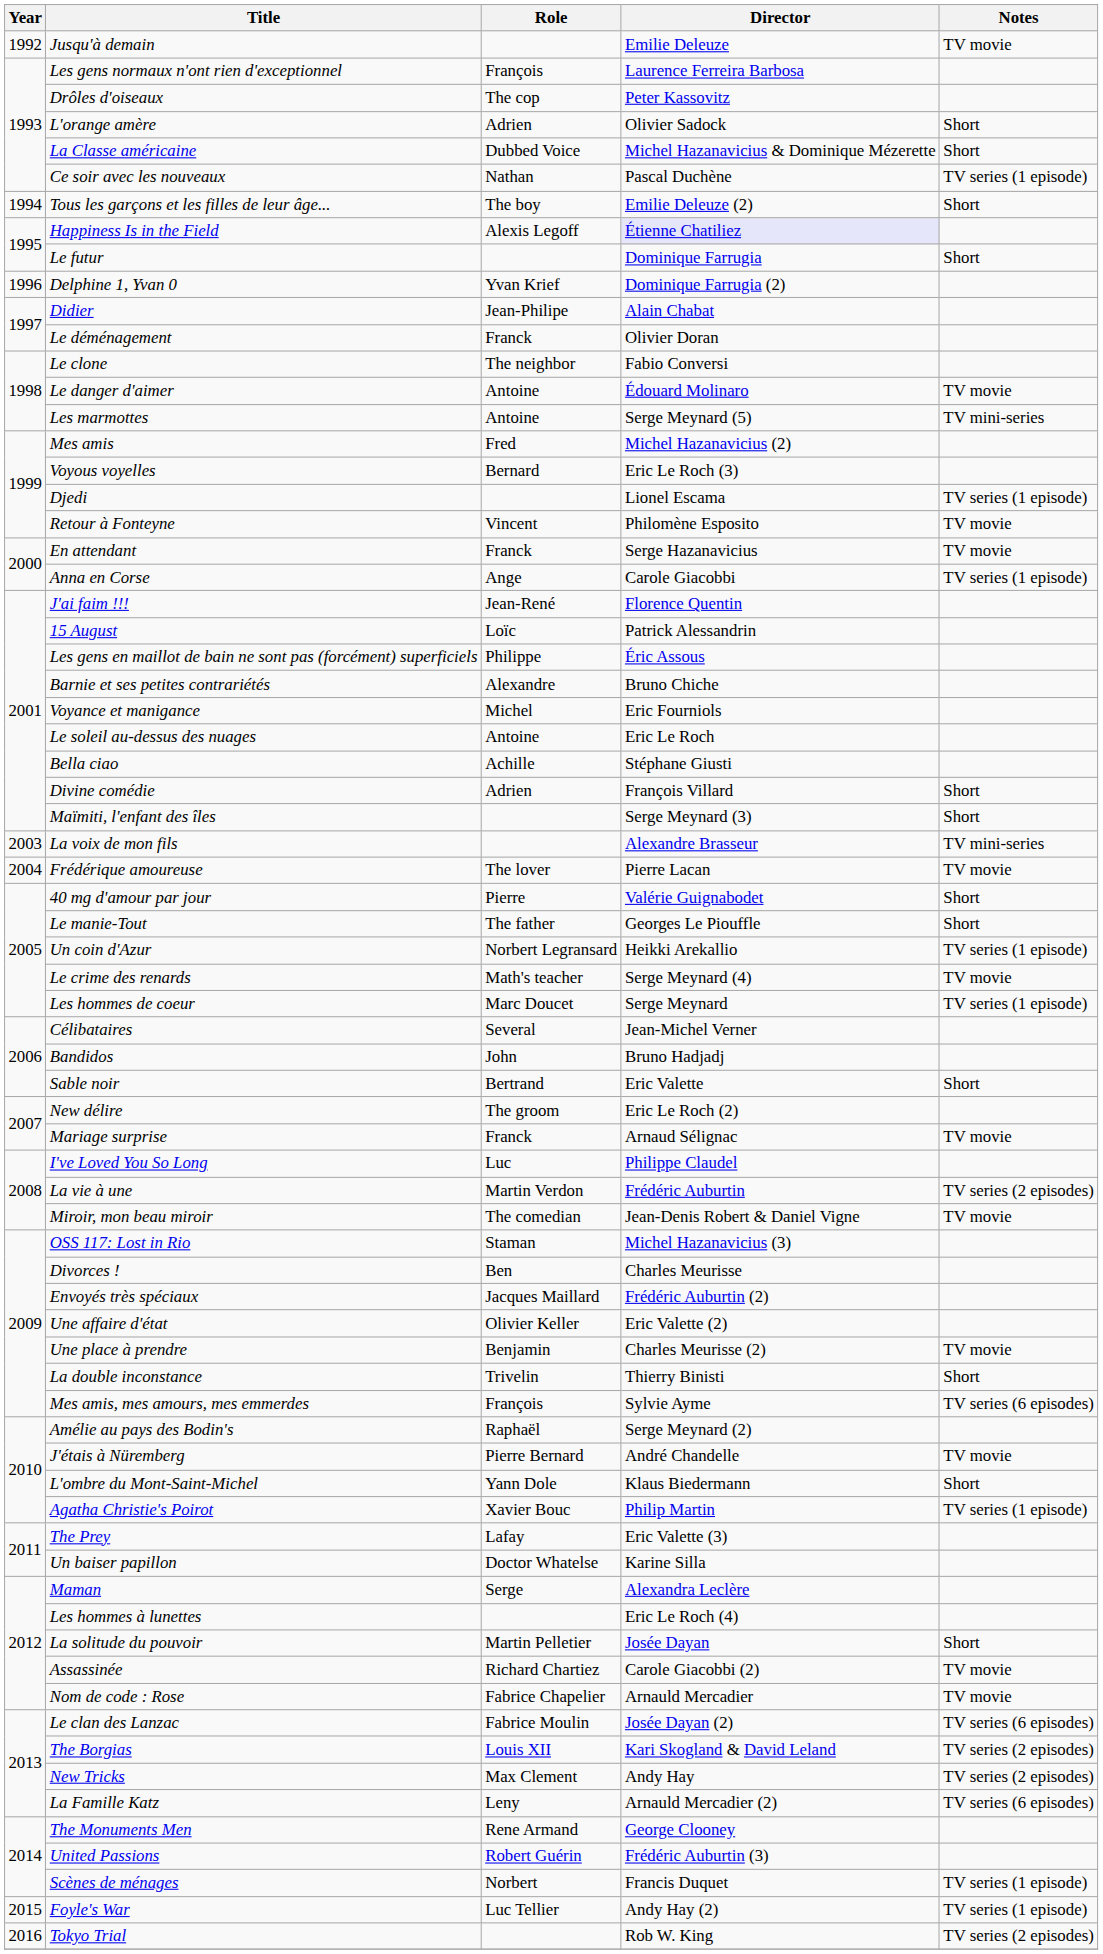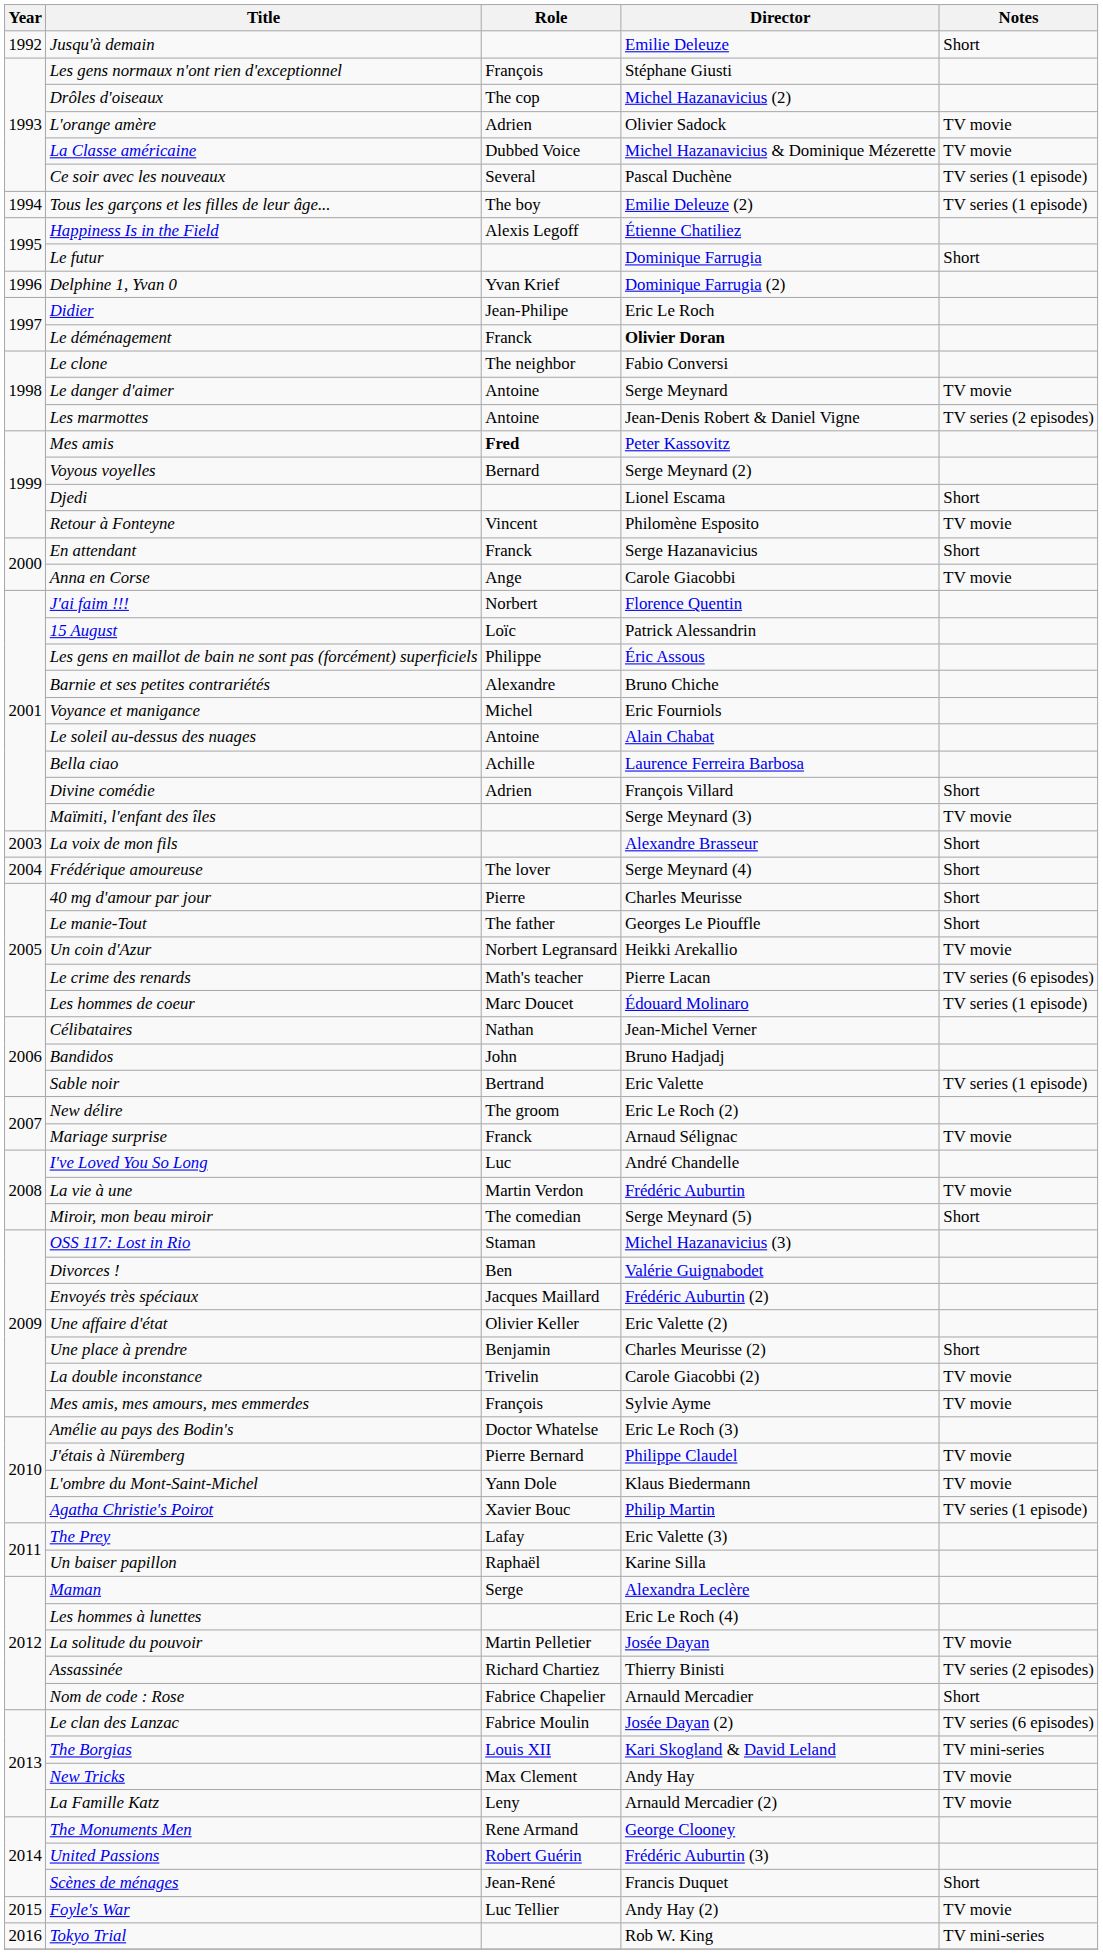(978, 44) TV movie -> (962, 44) Short
(714, 71) Laurence Ferreira Barbosa -> (678, 71) Stéphane Giusti
(677, 97) Peter Kassovitz -> (708, 97) Michel Hazanavicius (2)
(962, 124) Short -> (978, 124) TV movie
(962, 151) Short -> (978, 151) TV movie
(509, 177) Nathan -> (510, 177) Several
(962, 204) Short -> (1015, 204) TV series (1 episode)
(683, 230) lavender background -> (683, 230) no background
(670, 310) Alain Chabat -> (670, 310) Eric Le Roch
(672, 337) normal -> (675, 337) bold
(687, 390) Édouard Molinaro -> (676, 390) Serge Meynard
(688, 417) Serge Meynard (5) -> (742, 417) Jean-Denis Robert & Daniel Vigne
(994, 417) TV mini-series -> (1019, 417) TV series (2 episodes)
(501, 444) normal -> (502, 444) bold
(708, 444) Michel Hazanavicius (2) -> (677, 444) Peter Kassovitz
(682, 470) Eric Le Roch (3) -> (688, 470) Serge Meynard (2)
(1015, 497) TV series (1 episode) -> (962, 497) Short
(978, 550) TV movie -> (962, 550) Short
(1015, 577) TV series (1 episode) -> (978, 577) TV movie
(520, 603) Jean-René -> (511, 603) Norbert
(670, 737) Eric Le Roch -> (670, 737) Alain Chabat
(678, 763) Stéphane Giusti -> (714, 763) Laurence Ferreira Barbosa
(962, 817) Short -> (978, 817) TV movie
(994, 843) TV mini-series -> (962, 843) Short
(668, 870) Pierre Lacan -> (688, 870) Serge Meynard (4)
(978, 870) TV movie -> (962, 870) Short
(694, 897) Valérie Guignabodet -> (683, 897) Charles Meurisse
(1015, 950) TV series (1 episode) -> (978, 950) TV movie
(688, 976) Serge Meynard (4) -> (668, 976) Pierre Lacan
(978, 976) TV movie -> (1019, 976) TV series (6 episodes)
(676, 1003) Serge Meynard -> (687, 1003) Édouard Molinaro
(510, 1030) Several -> (509, 1030) Nathan
(962, 1083) Short -> (1015, 1083) TV series (1 episode)
(681, 1163) Philippe Claudel -> (682, 1163) André Chandelle
(1019, 1190) TV series (2 episodes) -> (978, 1190) TV movie
(742, 1216) Jean-Denis Robert & Daniel Vigne -> (688, 1216) Serge Meynard (5)
(978, 1216) TV movie -> (962, 1216) Short
(683, 1270) Charles Meurisse -> (694, 1270) Valérie Guignabodet
(978, 1350) TV movie -> (962, 1350) Short
(675, 1376) Thierry Binisti -> (692, 1376) Carole Giacobbi (2)
(962, 1376) Short -> (978, 1376) TV movie
(1019, 1403) TV series (6 episodes) -> (978, 1403) TV movie
(513, 1429) Raphaël -> (542, 1429) Doctor Whatelse
(688, 1429) Serge Meynard (2) -> (682, 1429) Eric Le Roch (3)
(682, 1456) André Chandelle -> (681, 1456) Philippe Claudel
(962, 1483) Short -> (978, 1483) TV movie
(542, 1563) Doctor Whatelse -> (513, 1563) Raphaël
(962, 1643) Short -> (978, 1643) TV movie
(692, 1669) Carole Giacobbi (2) -> (675, 1669) Thierry Binisti
(978, 1669) TV movie -> (1019, 1669) TV series (2 episodes)
(978, 1696) TV movie -> (962, 1696) Short
(1019, 1749) TV series (2 episodes) -> (994, 1749) TV mini-series
(1019, 1776) TV series (2 episodes) -> (978, 1776) TV movie
(1019, 1802) TV series (6 episodes) -> (978, 1802) TV movie
(511, 1882) Norbert -> (520, 1882) Jean-René
(1015, 1882) TV series (1 episode) -> (962, 1882) Short
(1015, 1909) TV series (1 episode) -> (978, 1909) TV movie
(1019, 1936) TV series (2 episodes) -> (994, 1936) TV mini-series
